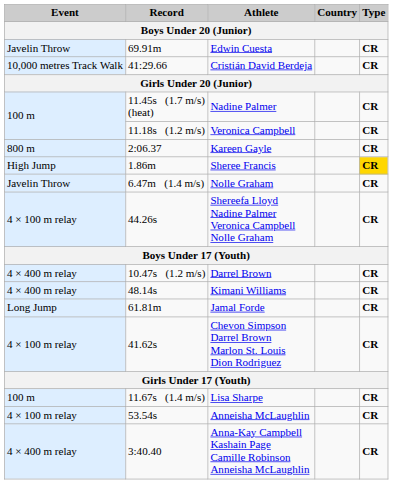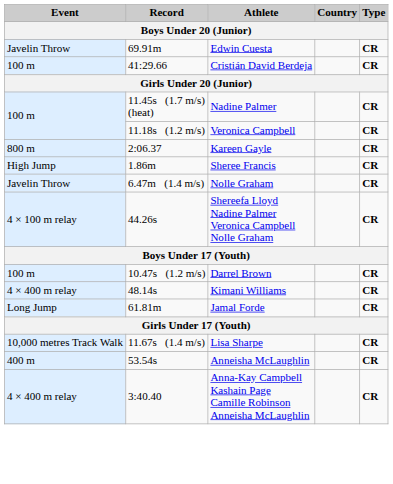(65, 65) 10,000 metres Track Walk -> (21, 65) 100 m
(370, 165) gold background -> (370, 165) no background
(42, 273) 4 × 400 m relay -> (21, 273) 100 m
- row: (248, 344)
(21, 397) 100 m -> (65, 343) 10,000 metres Track Walk
(42, 415) 4 × 100 m relay -> (21, 360) 400 m
